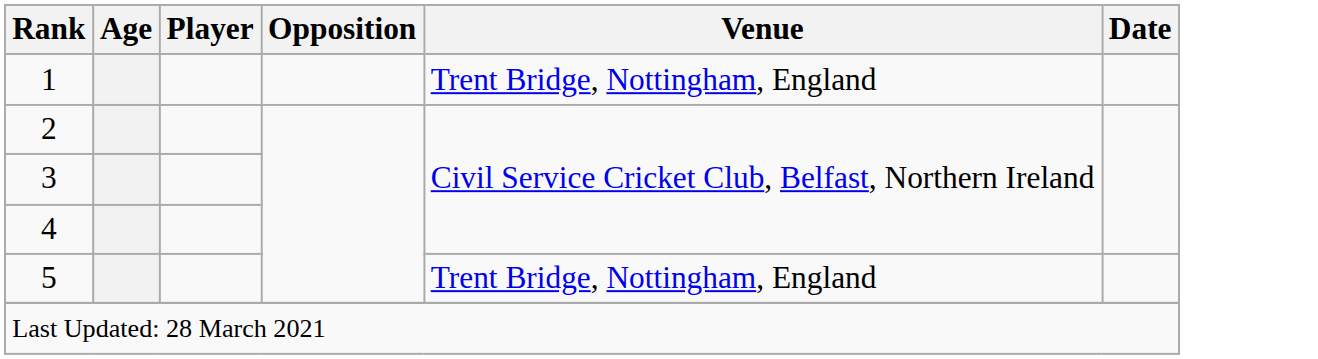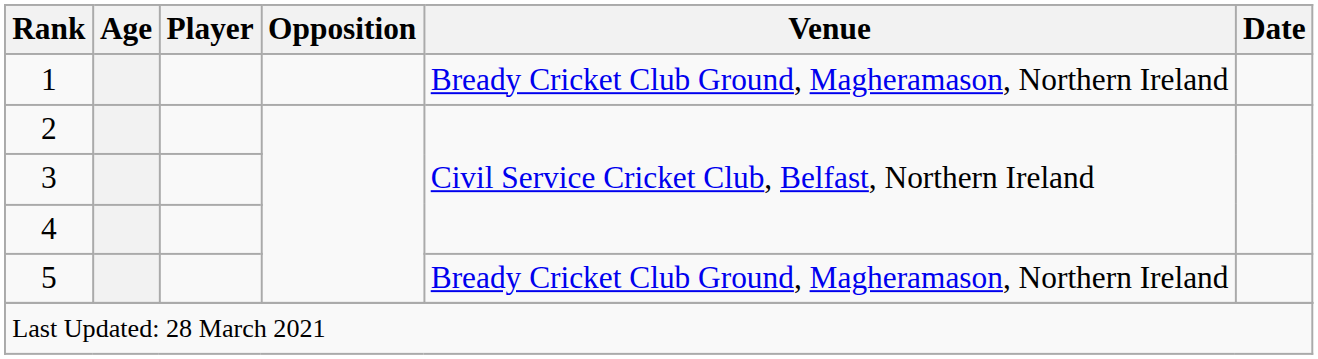(654, 79) Trent Bridge, Nottingham, England -> (830, 79) Bready Cricket Club Ground, Magheramason, Northern Ireland
(654, 278) Trent Bridge, Nottingham, England -> (830, 278) Bready Cricket Club Ground, Magheramason, Northern Ireland
